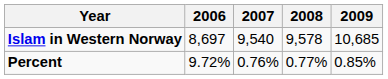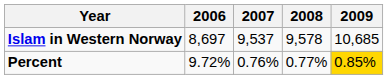(256, 39) 9,540 -> (256, 39) 9,537
(355, 62) no background -> (355, 62) gold background
